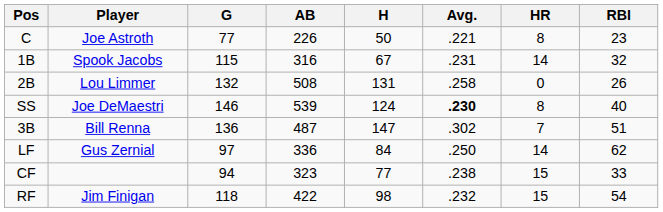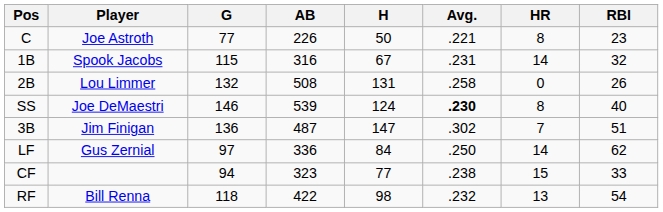(118, 128) Bill Renna -> (118, 128) Jim Finigan
(118, 196) Jim Finigan -> (118, 196) Bill Renna
(540, 196) 15 -> (540, 196) 13
